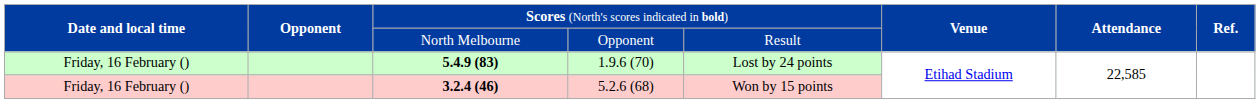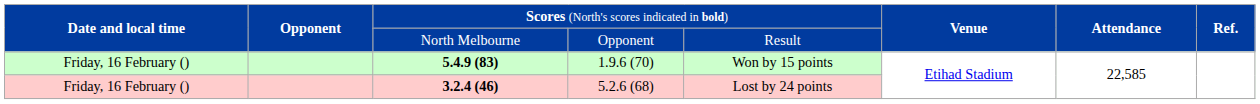(783, 63) Lost by 24 points -> (783, 63) Won by 15 points
(783, 87) Won by 15 points -> (783, 87) Lost by 24 points
